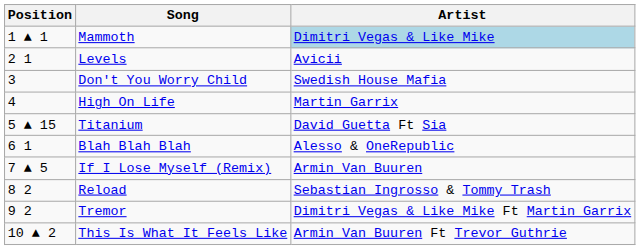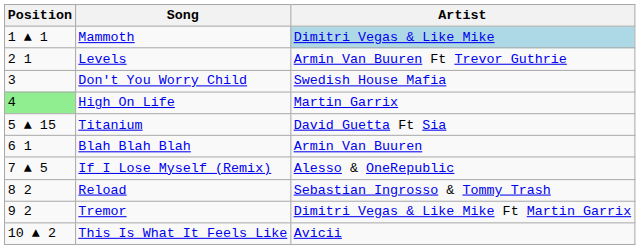(318, 59) Avicii -> (430, 59) Armin Van Buuren Ft Trevor Guthrie
(12, 103) no background -> (12, 103) lightgreen background
(374, 146) Alesso & OneRepublic -> (358, 146) Armin Van Buuren
(358, 168) Armin Van Buuren -> (374, 168) Alesso & OneRepublic
(430, 234) Armin Van Buuren Ft Trevor Guthrie -> (318, 234) Avicii
